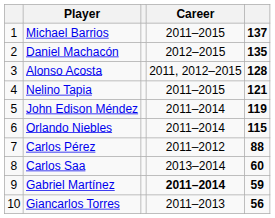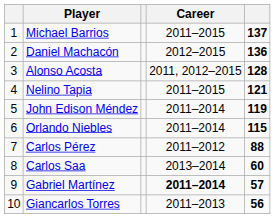(257, 52) 135 -> (257, 52) 136
(257, 185) 59 -> (257, 185) 57
